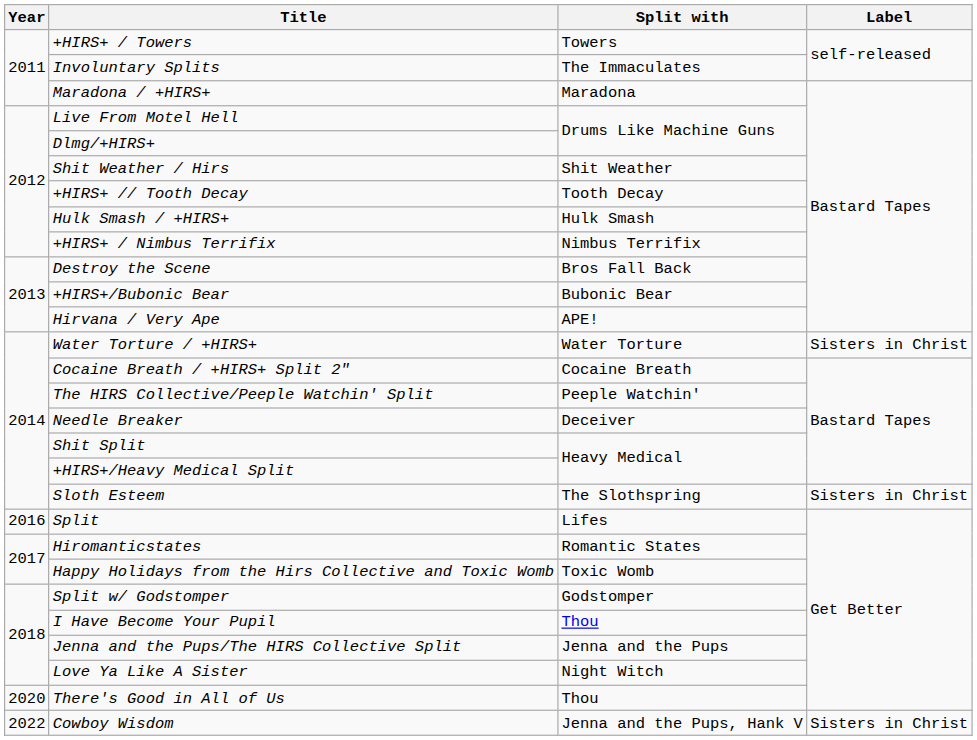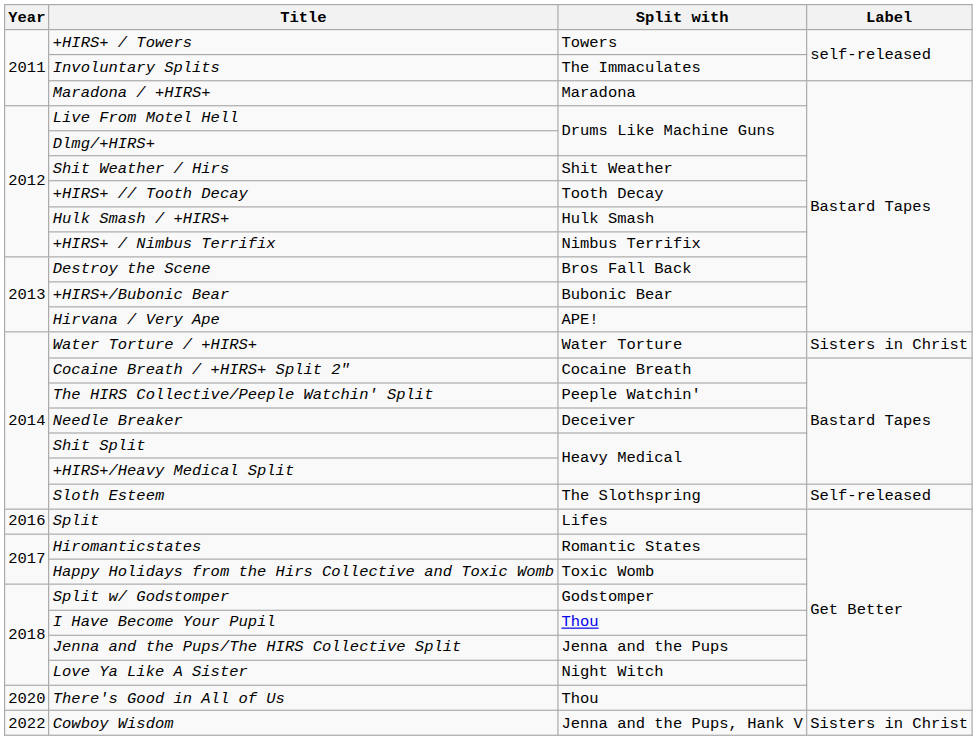(889, 496) Sisters in Christ -> (871, 496) Self-released
